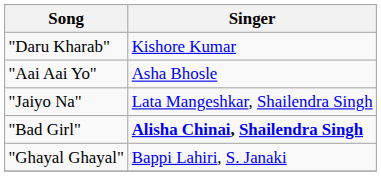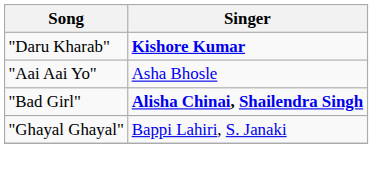(184, 46) normal -> (188, 46) bold
- row: (45, 102)
